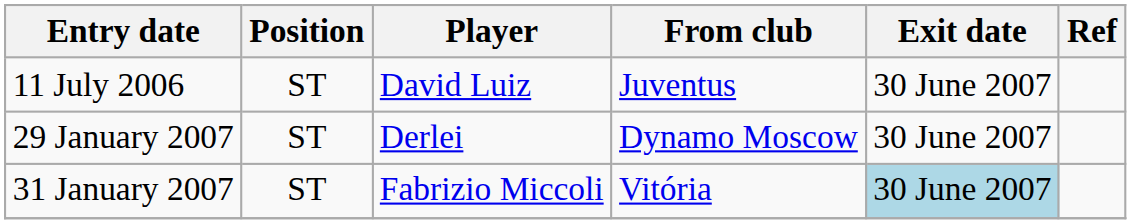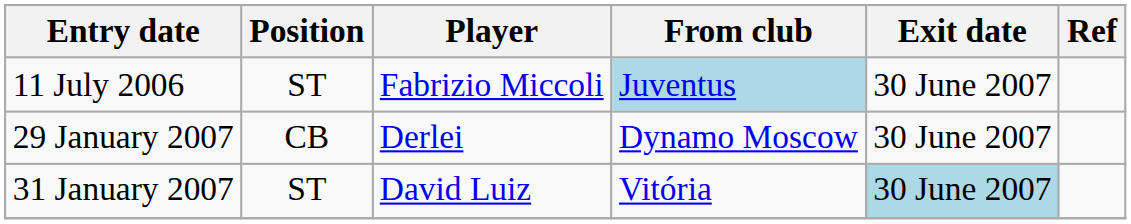(456, 84) David Luiz -> (492, 84) Fabrizio Miccoli
(678, 84) no background -> (678, 84) lightblue background
(307, 137) ST -> (307, 137) CB
(492, 190) Fabrizio Miccoli -> (456, 190) David Luiz
